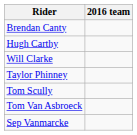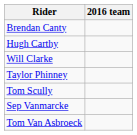rows swapped: (44, 106) <-> (37, 122)
